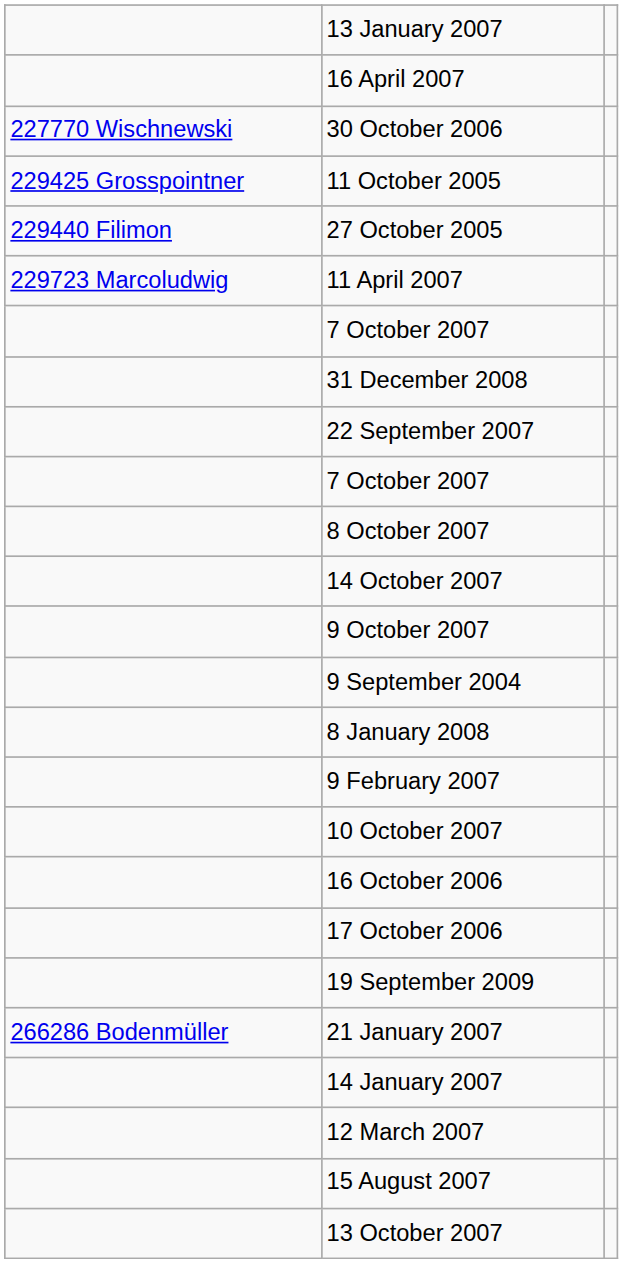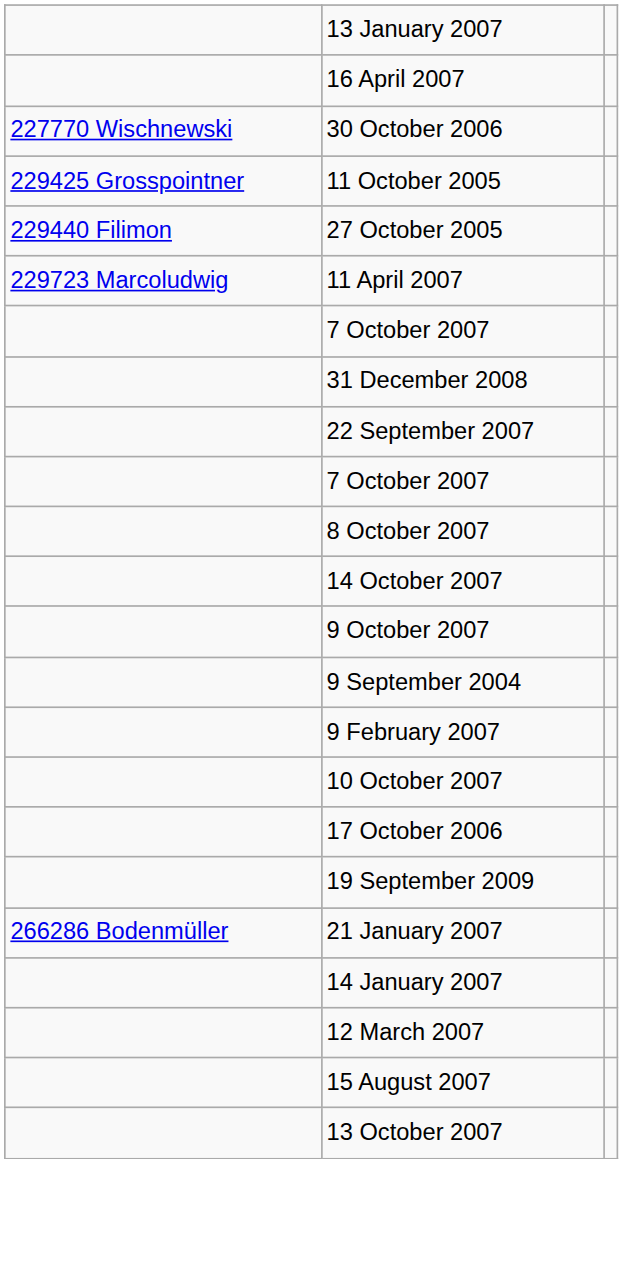- row: (163, 732)
- row: (163, 882)
